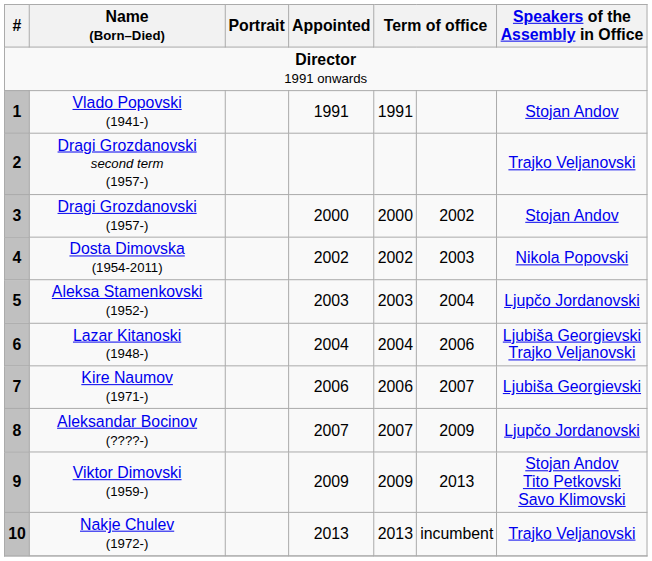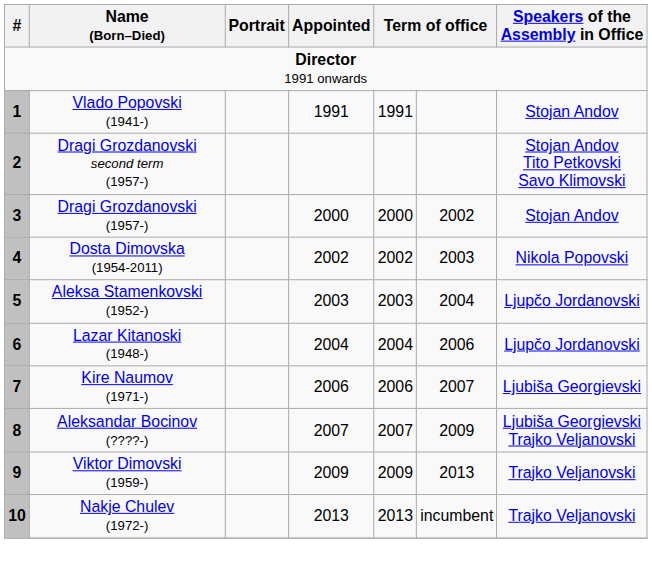(572, 163) Trajko Veljanovski -> (572, 163) Stojan Andov Tito Petkovski Savo Klimovski
(572, 344) Ljubiša Georgievski Trajko Veljanovski -> (572, 344) Ljupčo Jordanovski
(572, 430) Ljupčo Jordanovski -> (572, 430) Ljubiša Georgievski Trajko Veljanovski
(572, 482) Stojan Andov Tito Petkovski Savo Klimovski -> (572, 473) Trajko Veljanovski
